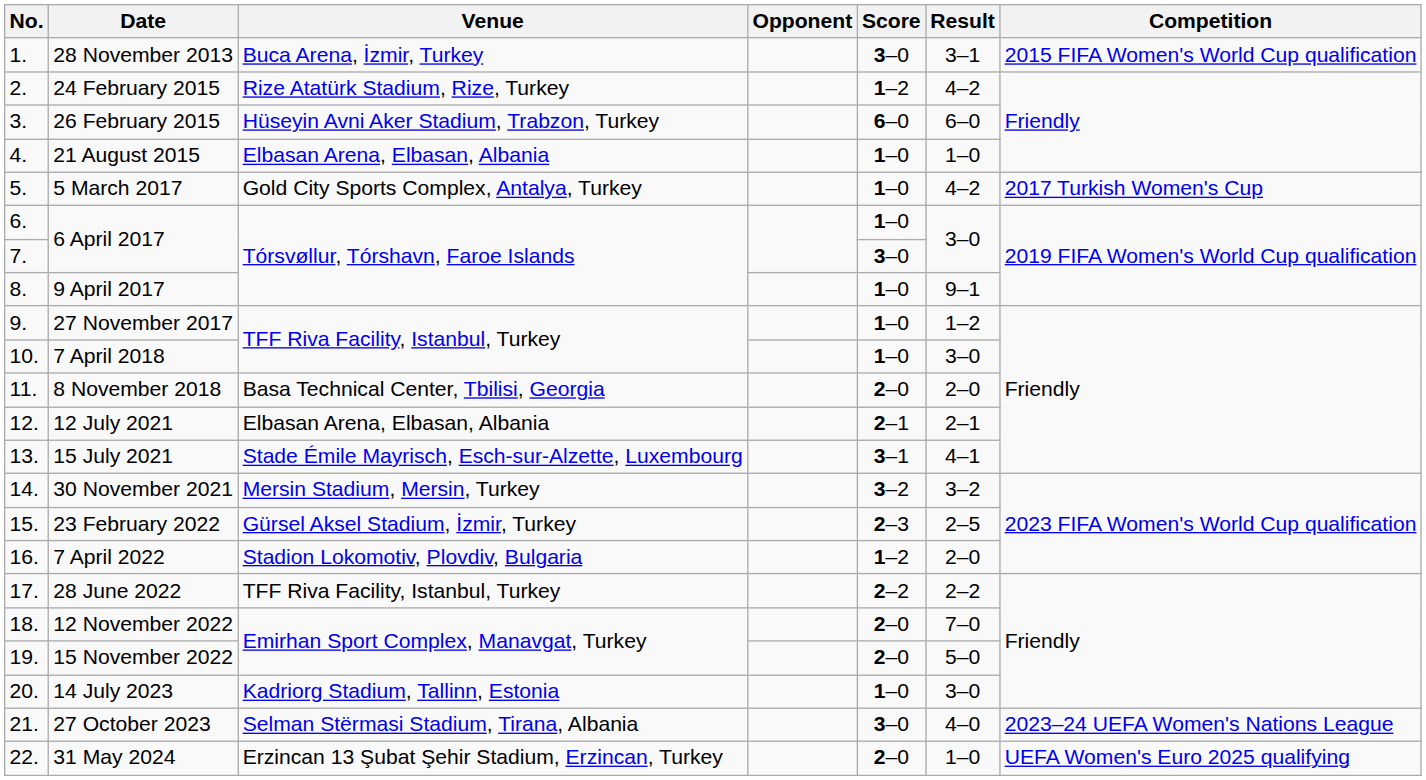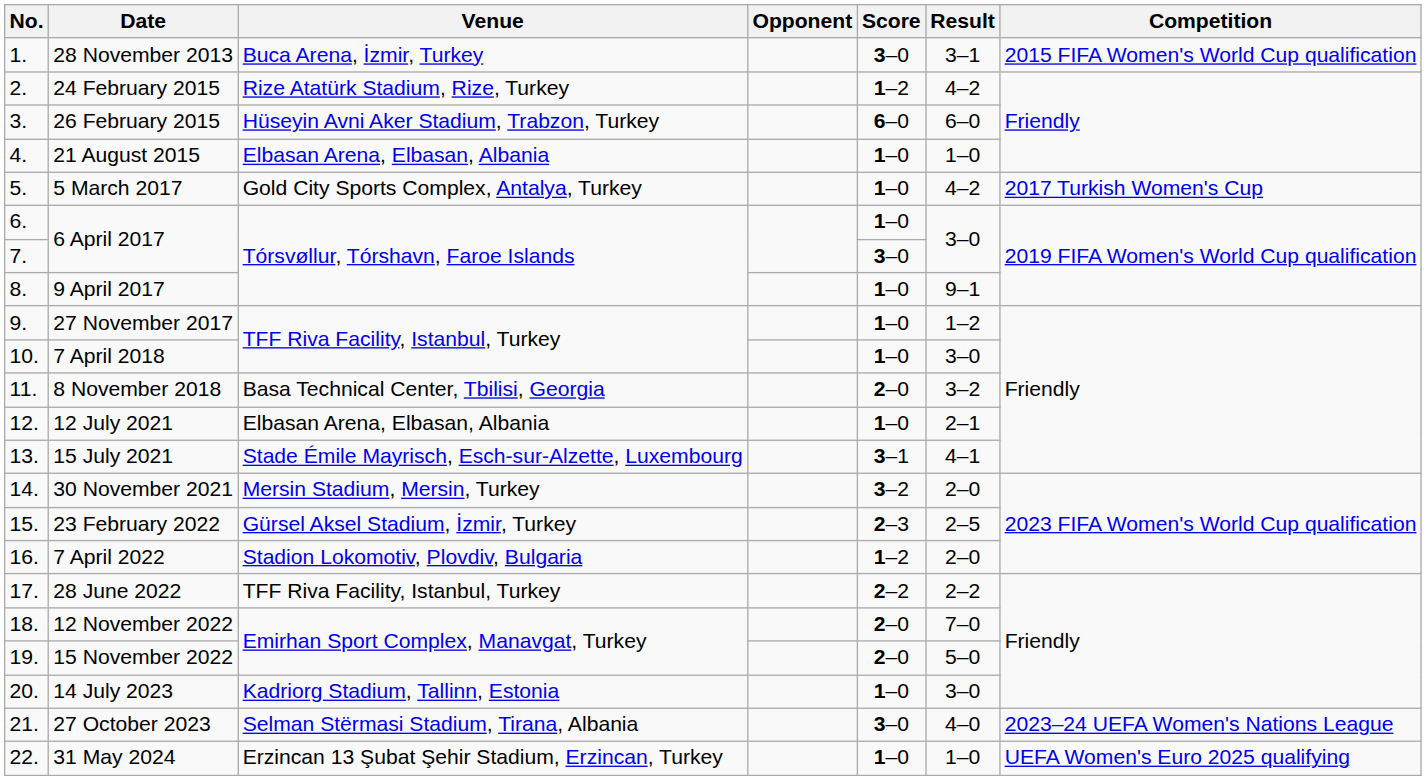(963, 389) 2–0 -> (963, 389) 3–2
(891, 423) 2–1 -> (891, 423) 1–0
(963, 490) 3–2 -> (963, 490) 2–0
(891, 758) 2–0 -> (891, 758) 1–0
